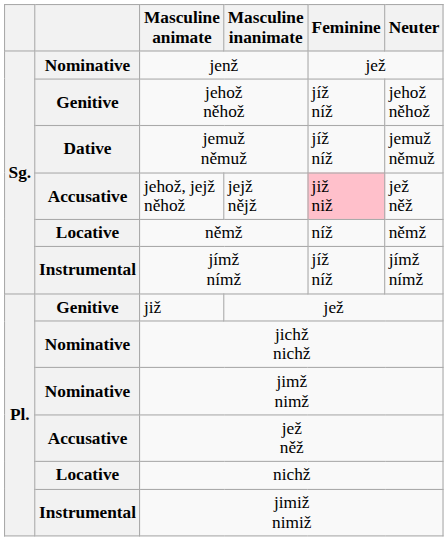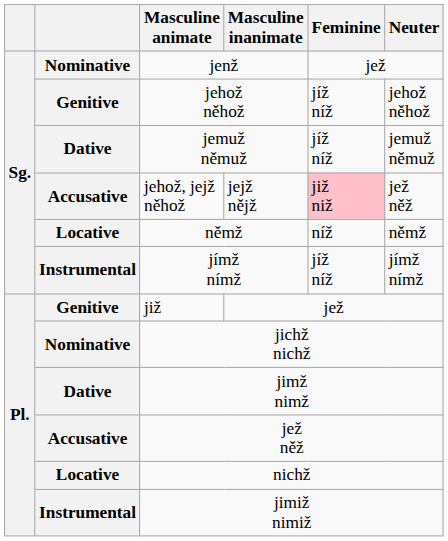(88, 391) Nominative -> (88, 391) Dative
